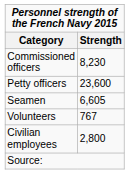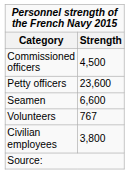(93, 62) 8,230 -> (93, 62) 4,500
(93, 100) 6,605 -> (93, 100) 6,600
(93, 139) 2,800 -> (93, 139) 3,800
